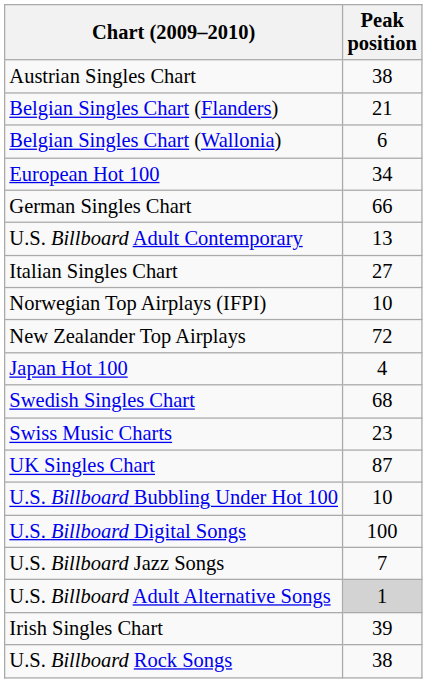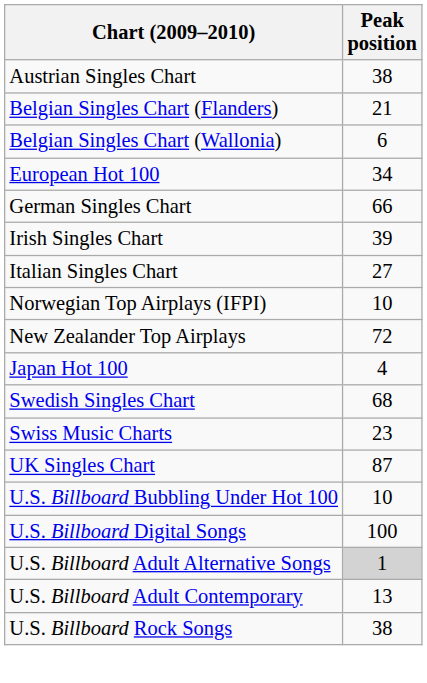rows swapped: (86, 628) <-> (156, 238)
- row: (117, 563)
